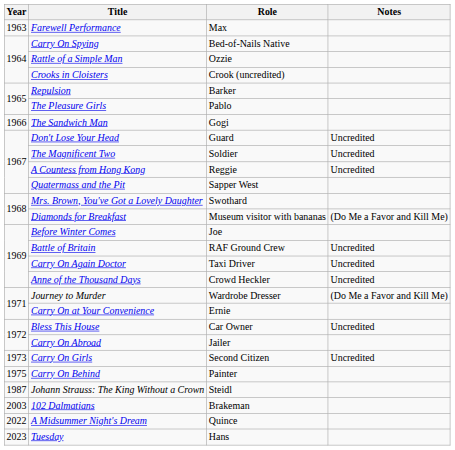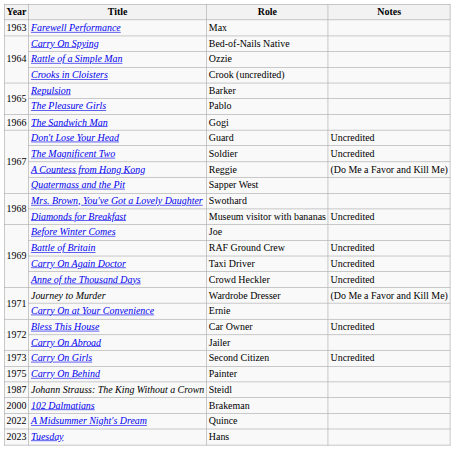(353, 169) Uncredited -> (389, 169) (Do Me a Favor and Kill Me)
(389, 216) (Do Me a Favor and Kill Me) -> (353, 216) Uncredited
(17, 405) 2003 -> (17, 405) 2000
